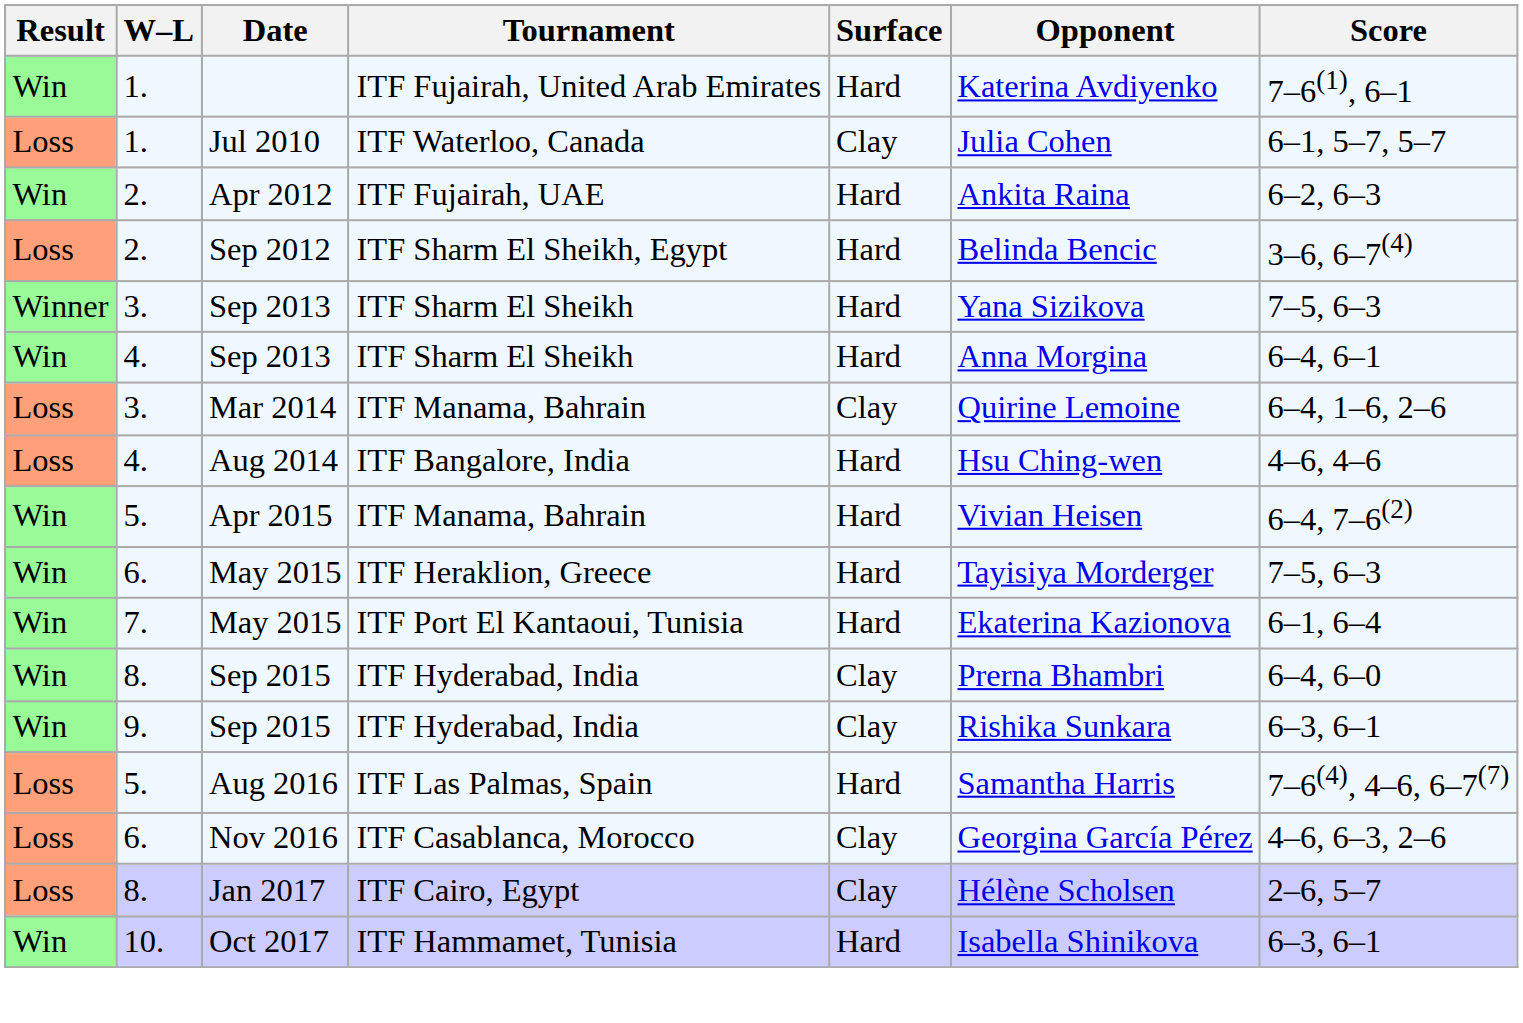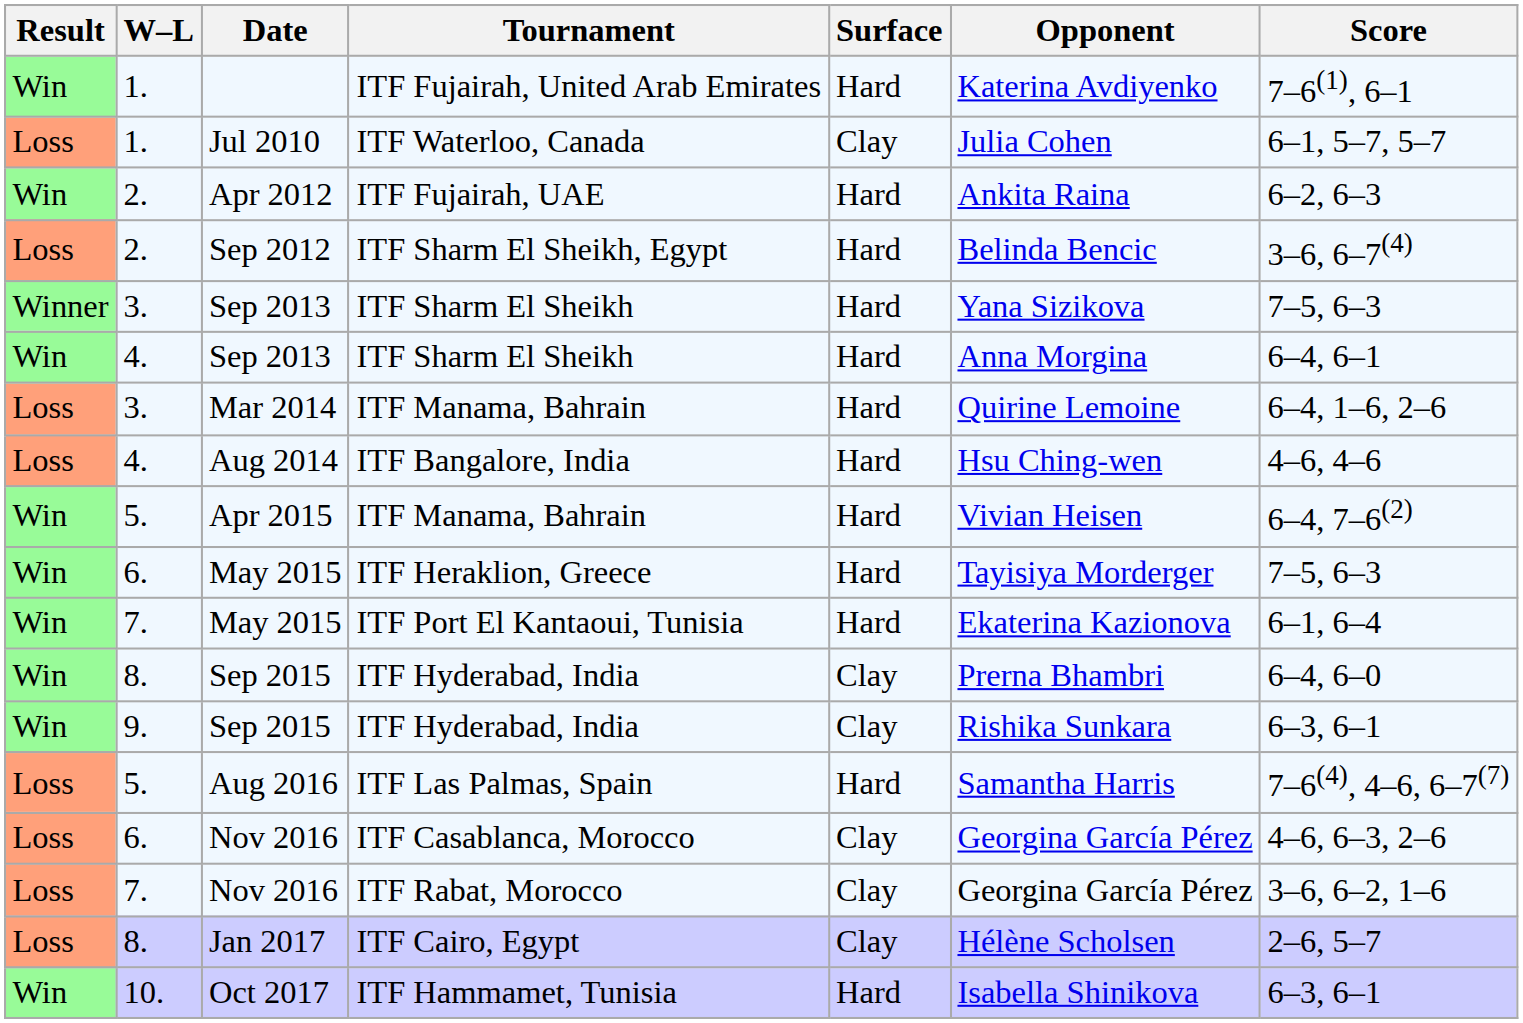(867, 408) Clay -> (869, 408) Hard
+ row: (136, 889)
